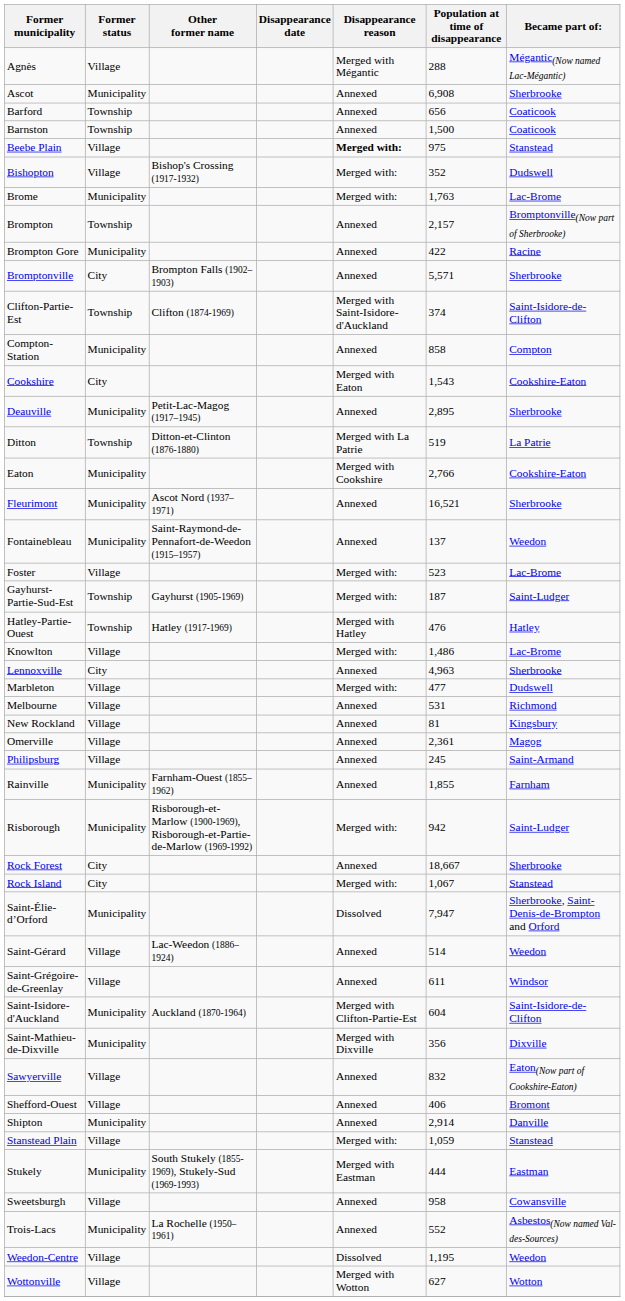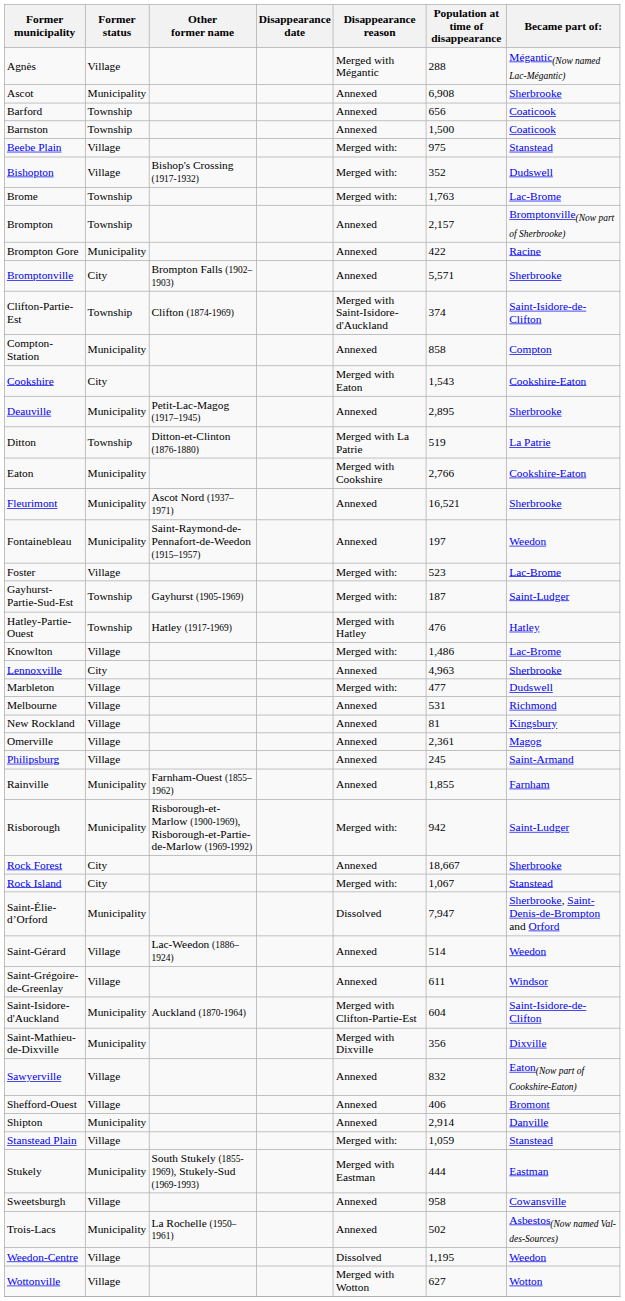(369, 147) bold -> (367, 147) normal
(117, 196) Municipality -> (110, 196) Township
(437, 541) 137 -> (437, 541) 197
(437, 1229) 552 -> (437, 1229) 502
